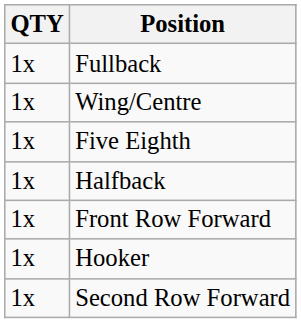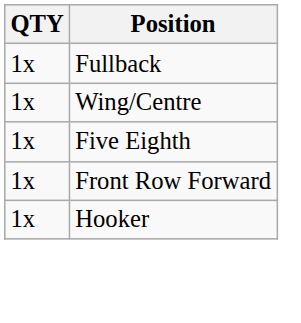- row: (120, 180)
- row: (183, 297)
